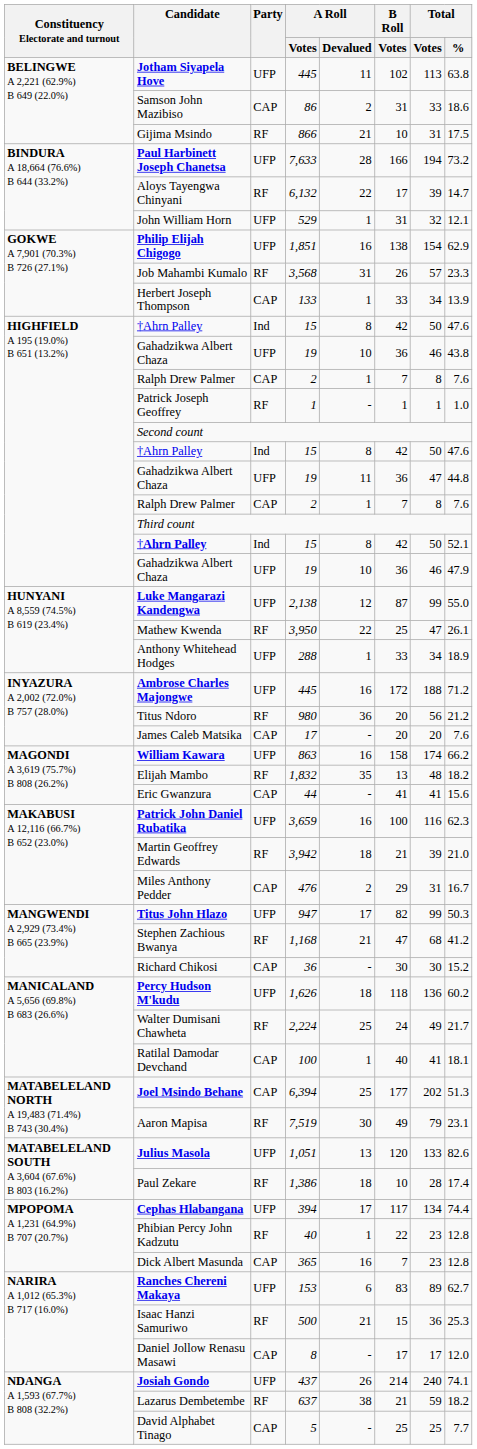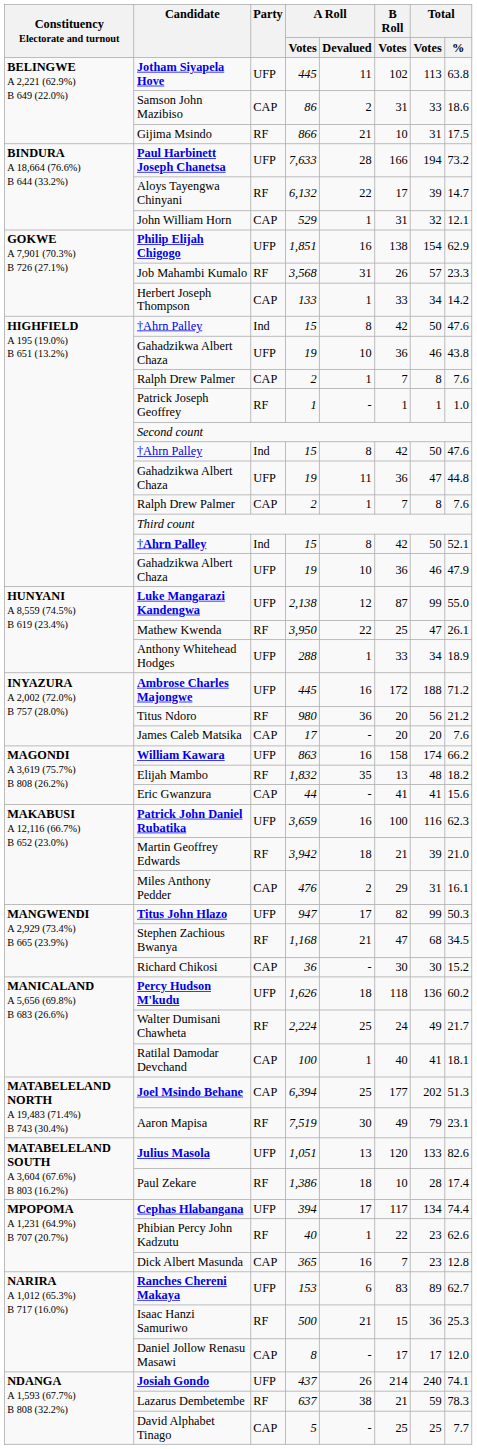(265, 220) UFP -> (265, 220) CAP
(458, 299) 13.9 -> (458, 299) 14.2
(458, 887) 16.7 -> (458, 887) 16.1
(458, 940) 41.2 -> (458, 940) 34.5
(458, 1235) 12.8 -> (458, 1235) 62.6
(458, 1401) 18.2 -> (458, 1401) 78.3
